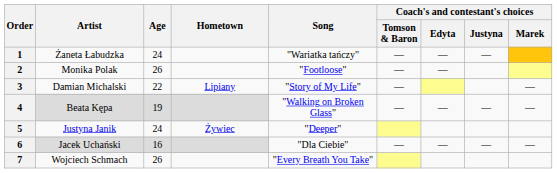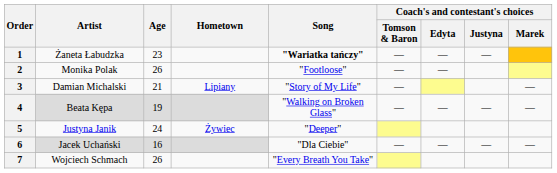(157, 54) 24 -> (157, 54) 23
(323, 54) normal -> (323, 54) bold
(157, 86) 22 -> (157, 86) 21
